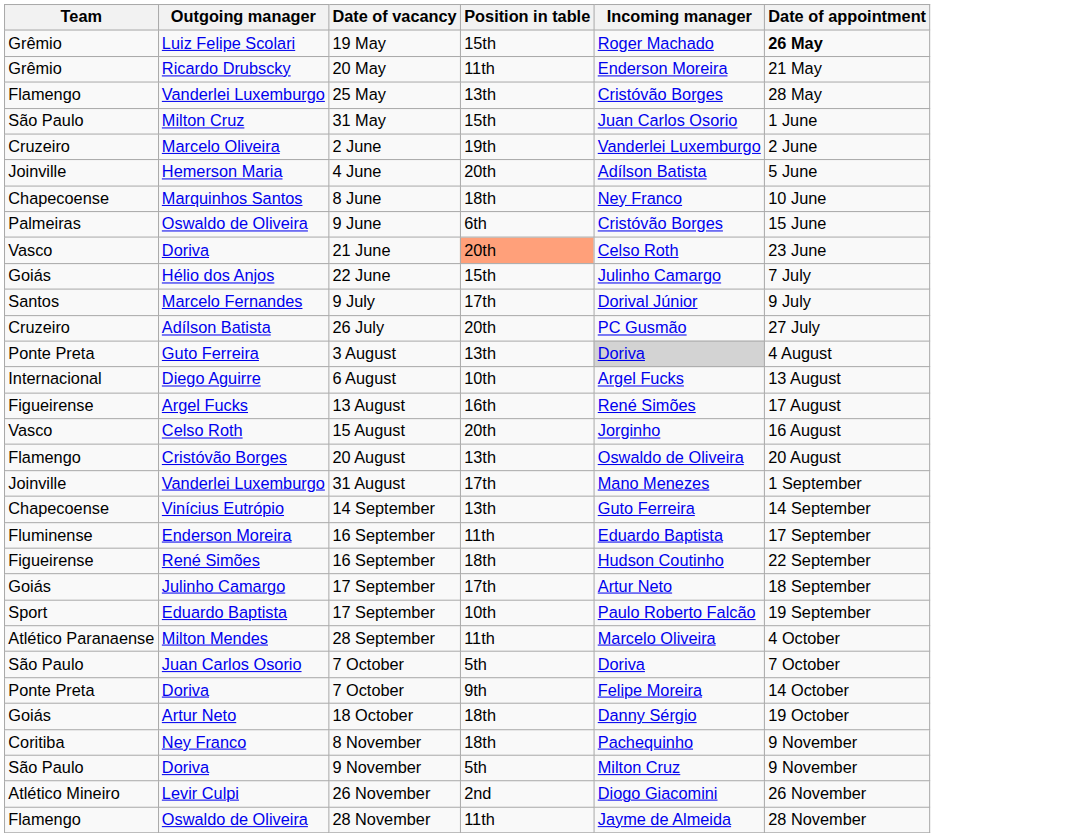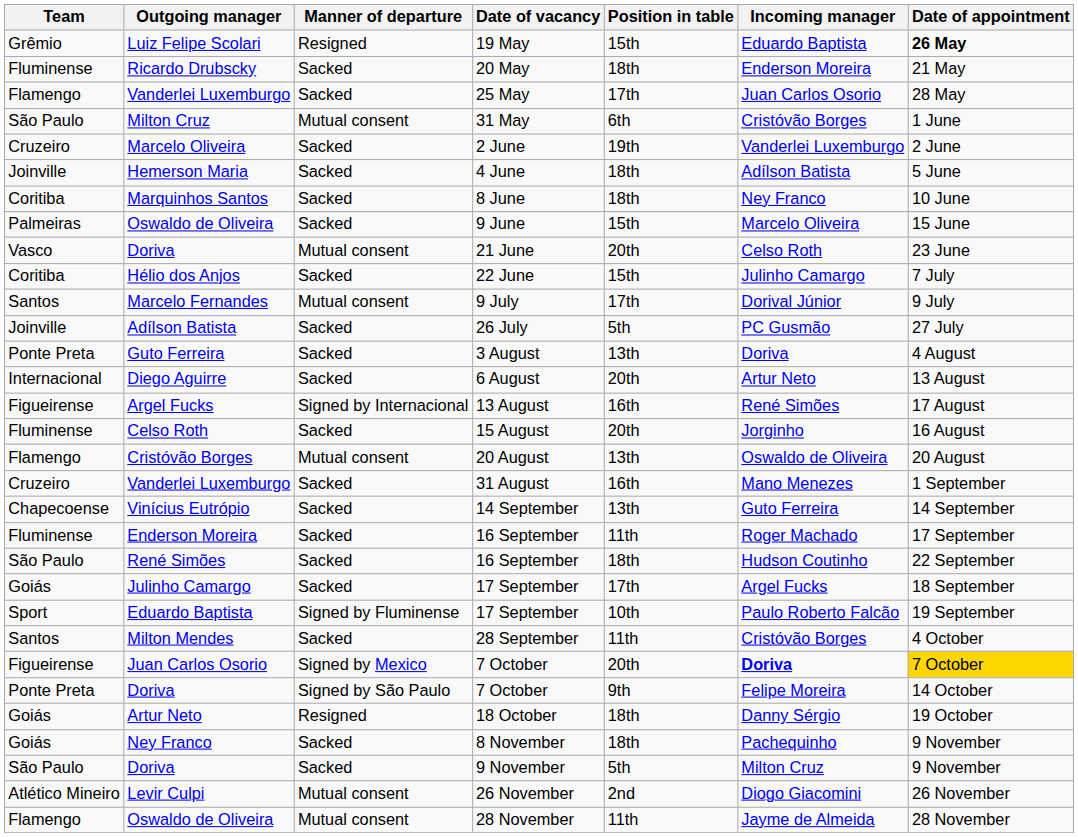+ column: (383, 17)
(656, 43) Roger Machado -> (804, 43) Eduardo Baptista
(35, 69) Grêmio -> (50, 69) Fluminense
(479, 69) 11th -> (624, 69) 18th
(480, 95) 13th -> (624, 95) 17th
(660, 95) Cristóvão Borges -> (811, 95) Juan Carlos Osorio
(480, 120) 15th -> (619, 120) 6th
(668, 120) Juan Carlos Osorio -> (804, 120) Cristóvão Borges
(480, 172) 20th -> (624, 172) 18th
(59, 198) Chapecoense -> (36, 198) Coritiba
(476, 224) 6th -> (624, 224) 15th
(660, 224) Cristóvão Borges -> (800, 224) Marcelo Oliveira
(480, 250) lightsalmon background -> (624, 250) no background
(30, 276) Goiás -> (36, 276) Coritiba
(39, 328) Cruzeiro -> (37, 328) Joinville
(480, 328) 20th -> (619, 328) 5th
(621, 353) lightgrey background -> (765, 353) no background
(480, 379) 10th -> (624, 379) 20th
(641, 379) Argel Fucks -> (779, 379) Artur Neto
(30, 431) Vasco -> (50, 431) Fluminense
(37, 483) Joinville -> (39, 483) Cruzeiro
(480, 483) 17th -> (624, 483) 16th
(660, 535) Eduardo Baptista -> (799, 535) Roger Machado
(51, 560) Figueirense -> (46, 560) São Paulo
(635, 586) Artur Neto -> (784, 586) Argel Fucks
(81, 638) Atlético Paranaense -> (34, 638) Santos
(657, 638) Marcelo Oliveira -> (804, 638) Cristóvão Borges
(46, 664) São Paulo -> (51, 664) Figueirense
(476, 664) 5th -> (624, 664) 20th
(621, 664) normal -> (767, 664) bold
(804, 664) no background -> (948, 664) gold background
(36, 742) Coritiba -> (30, 742) Goiás
